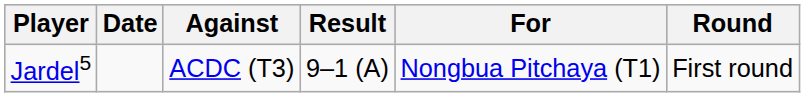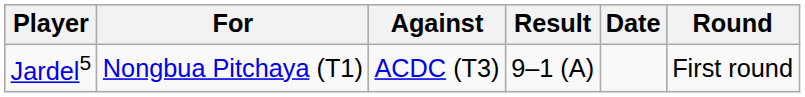columns swapped: (531, 24) <-> (130, 24)
